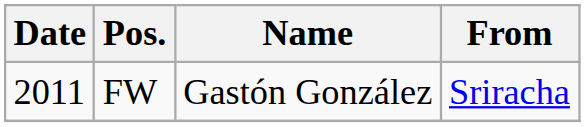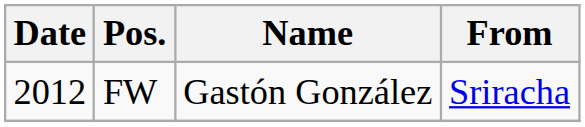(49, 90) 2011 -> (50, 90) 2012
